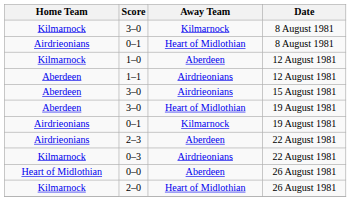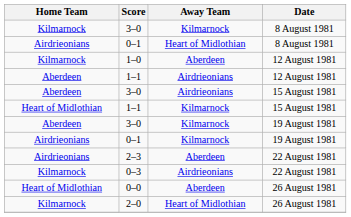+ row: (133, 108)
(205, 108) Heart of Midlothian -> (205, 124) Kilmarnock
